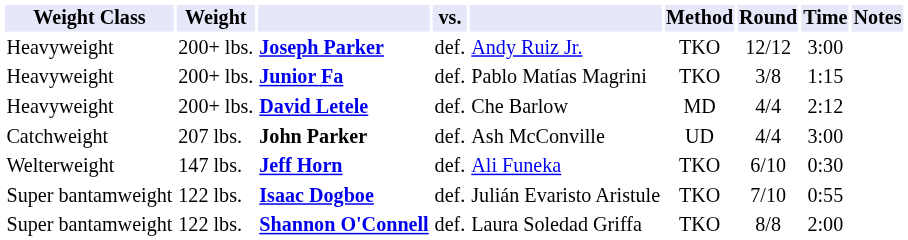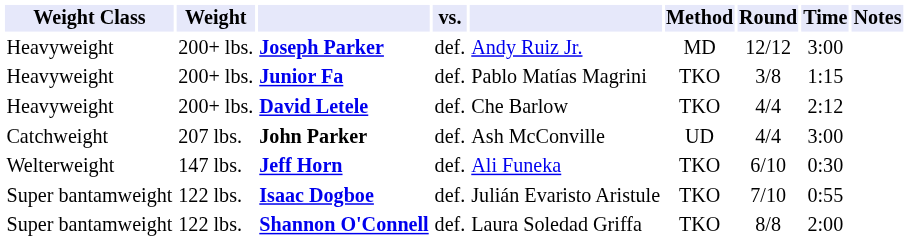(700, 47) TKO -> (700, 47) MD
(700, 106) MD -> (700, 106) TKO
